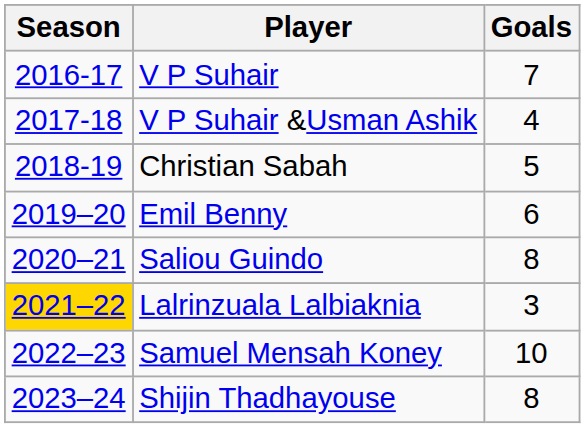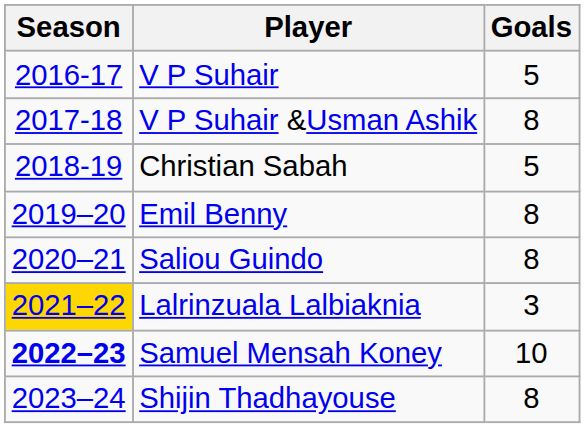(531, 74) 7 -> (531, 74) 5
(531, 120) 4 -> (531, 120) 8
(531, 213) 6 -> (531, 213) 8
(69, 352) normal -> (69, 352) bold
